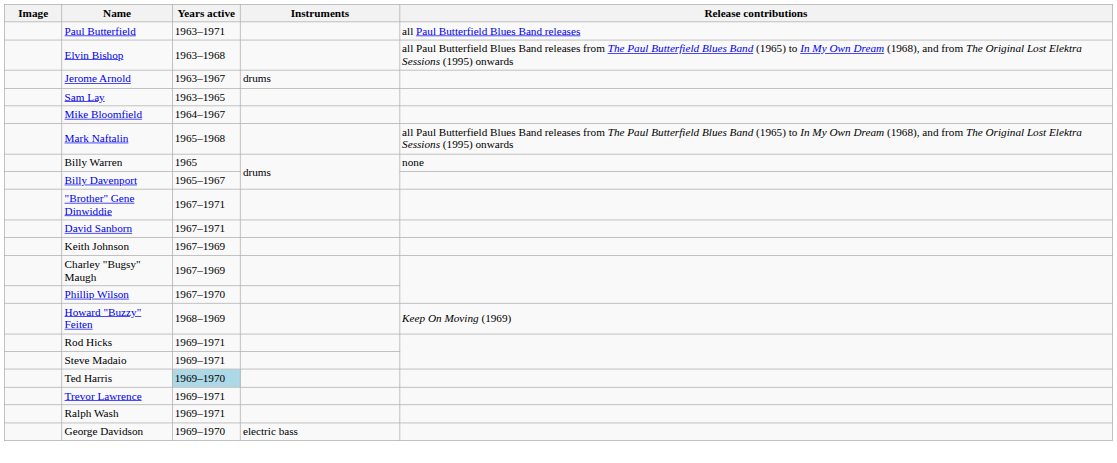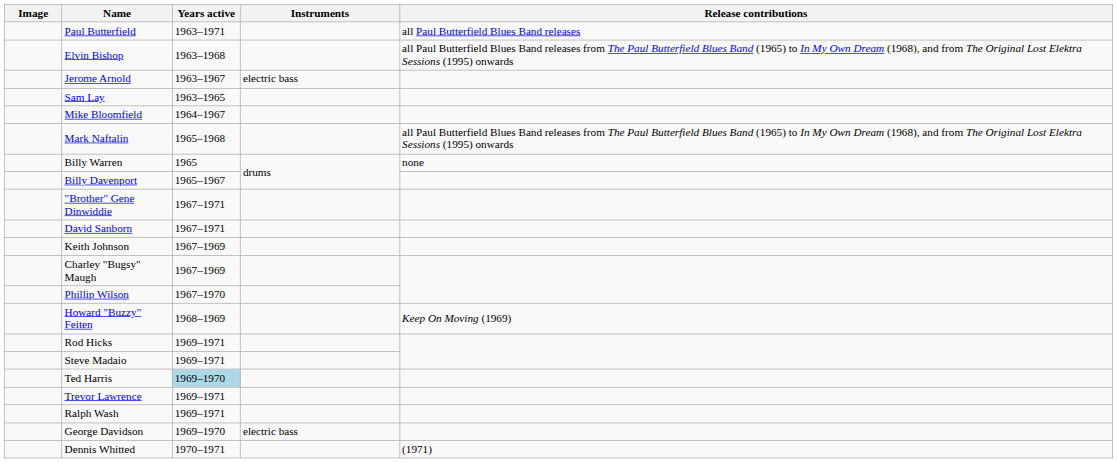(257, 79) drums -> (270, 79) electric bass
+ row: (100, 449)
